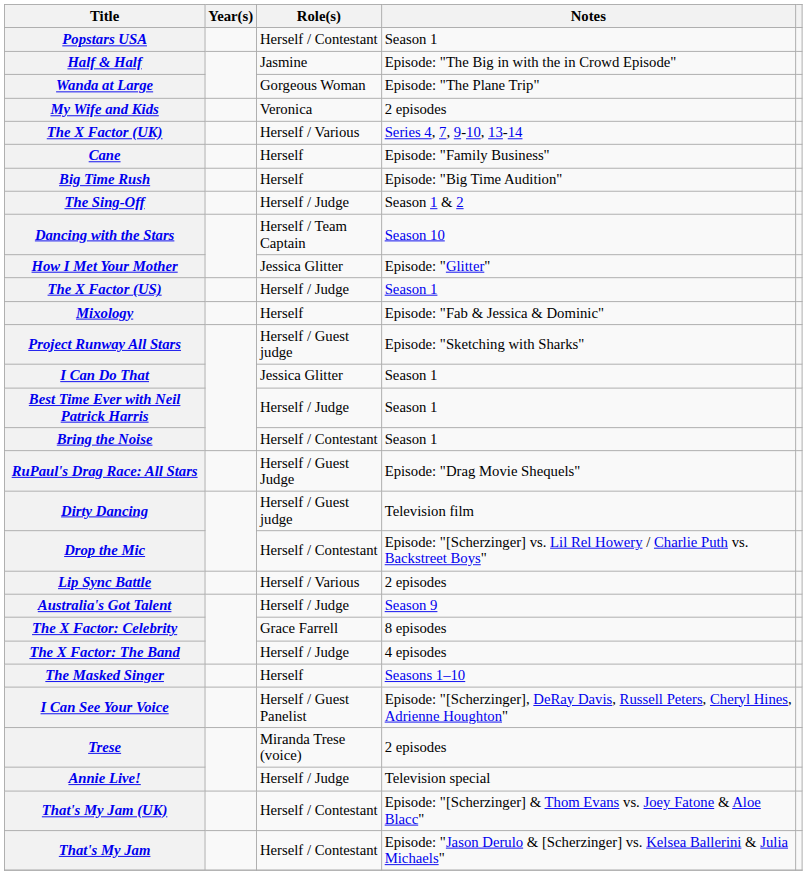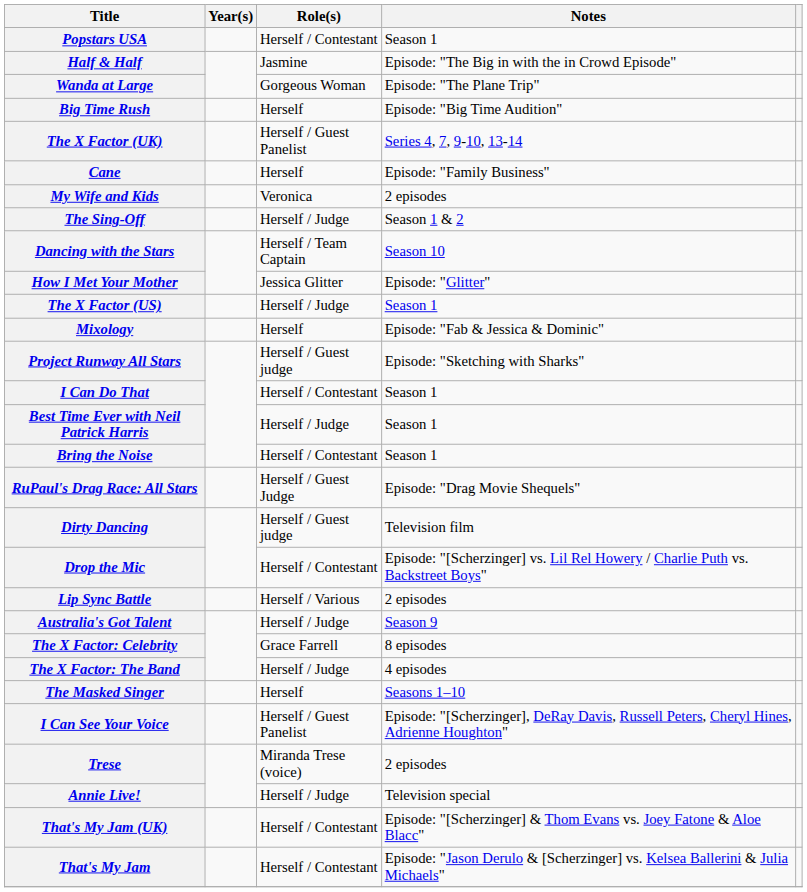rows swapped: (105, 109) <-> (105, 179)
(310, 132) Herself / Various -> (304, 141) Herself / Guest Panelist
(301, 376) Jessica Glitter -> (319, 392) Herself / Contestant
